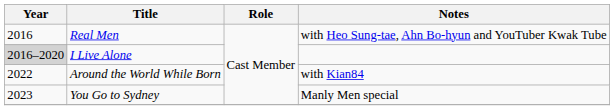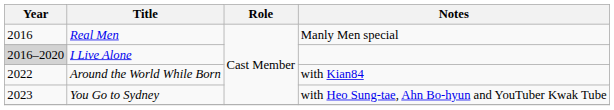(454, 34) with Heo Sung-tae, Ahn Bo-hyun and YouTuber Kwak Tube -> (350, 34) Manly Men special
(350, 94) Manly Men special -> (454, 94) with Heo Sung-tae, Ahn Bo-hyun and YouTuber Kwak Tube
